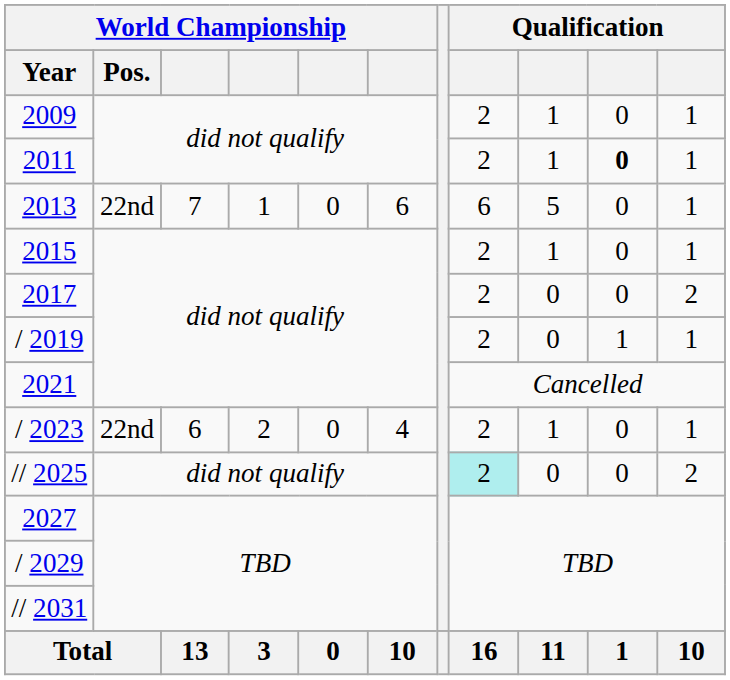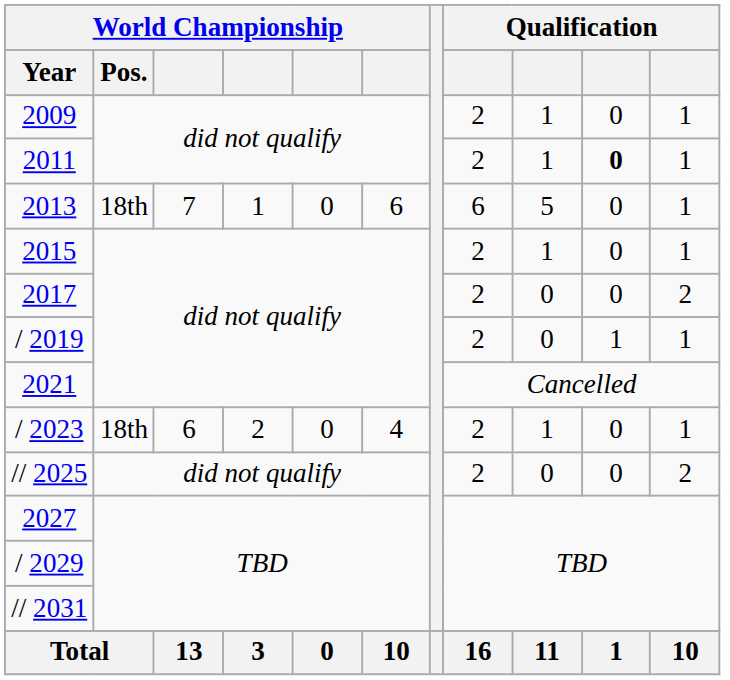(127, 205) 22nd -> (124, 205) 18th
(127, 429) 22nd -> (124, 429) 18th
(484, 473) paleturquoise background -> (478, 473) no background
